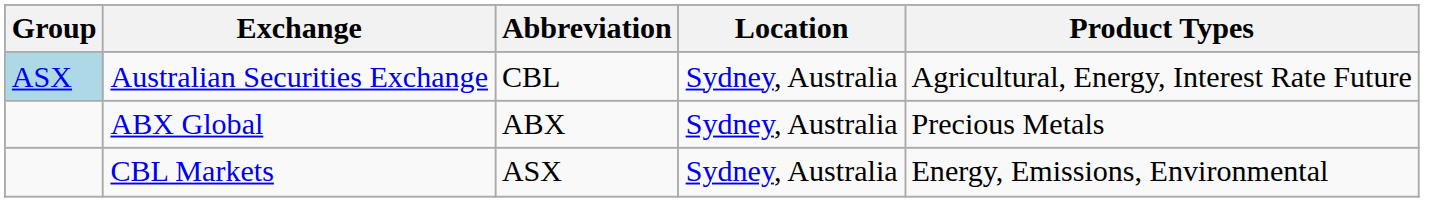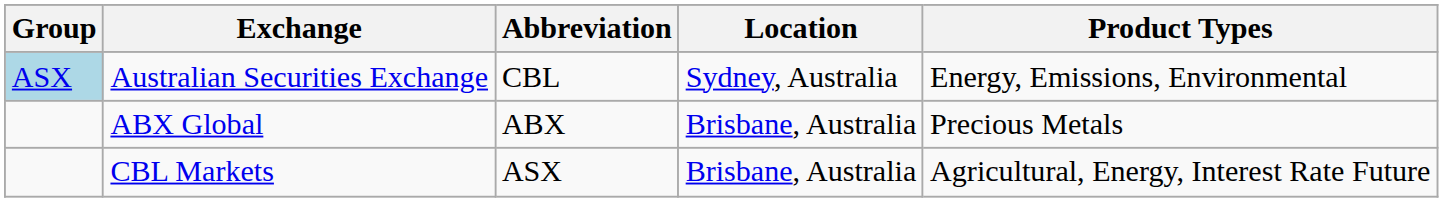(1162, 76) Agricultural, Energy, Interest Rate Future -> (1139, 76) Energy, Emissions, Environmental
(792, 123) Sydney, Australia -> (801, 123) Brisbane, Australia
(792, 171) Sydney, Australia -> (801, 171) Brisbane, Australia
(1120, 171) Energy, Emissions, Environmental -> (1180, 171) Agricultural, Energy, Interest Rate Future
